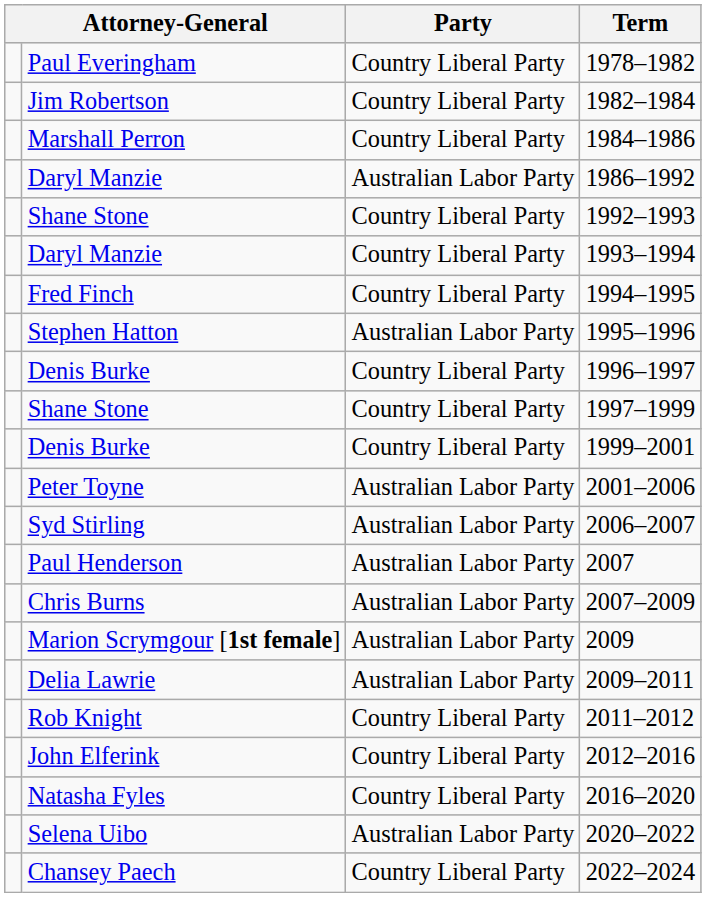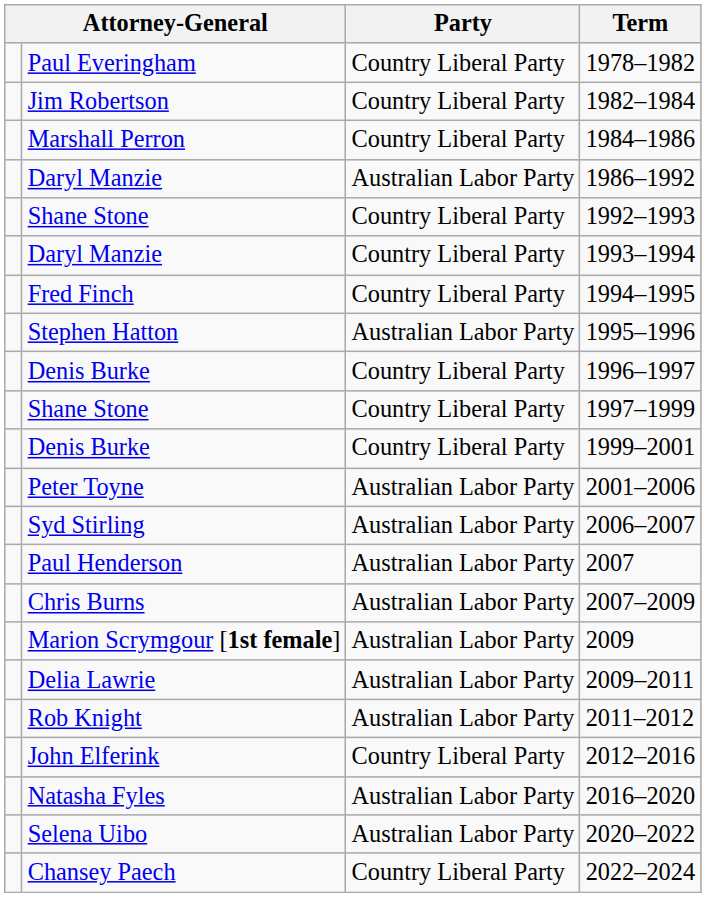(458, 718) Country Liberal Party -> (463, 718) Australian Labor Party
(458, 795) Country Liberal Party -> (463, 795) Australian Labor Party
